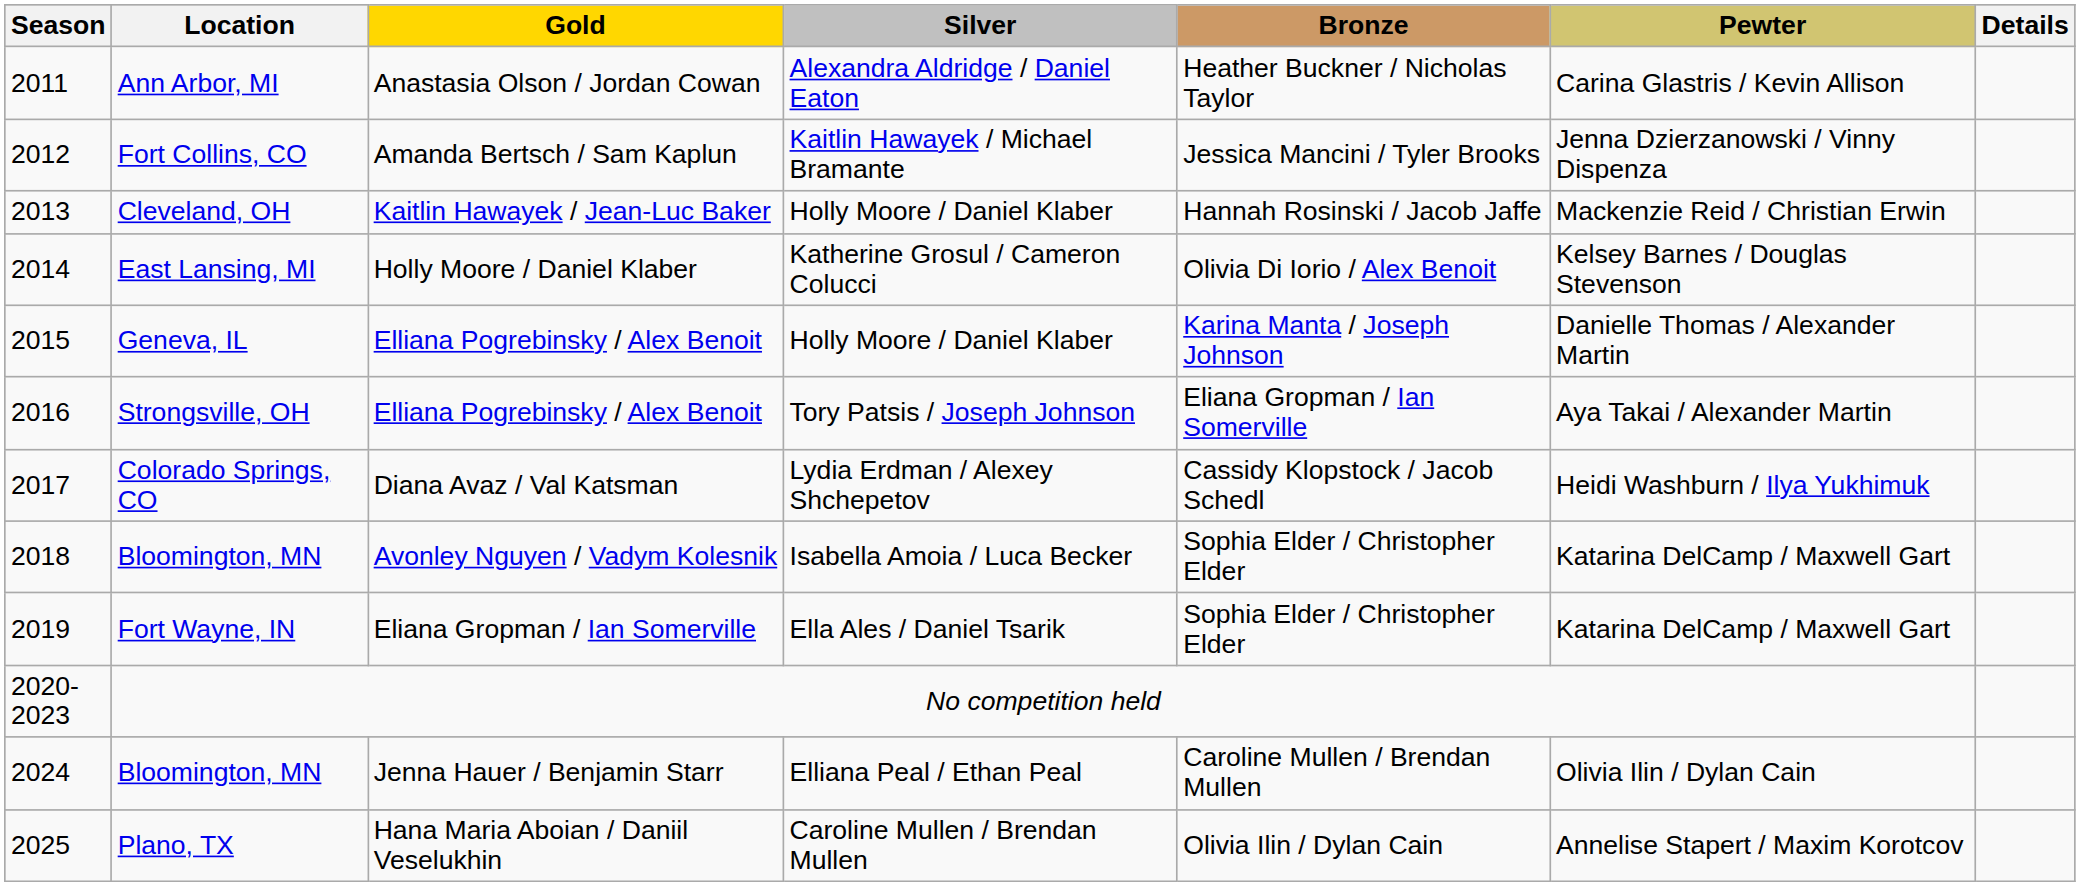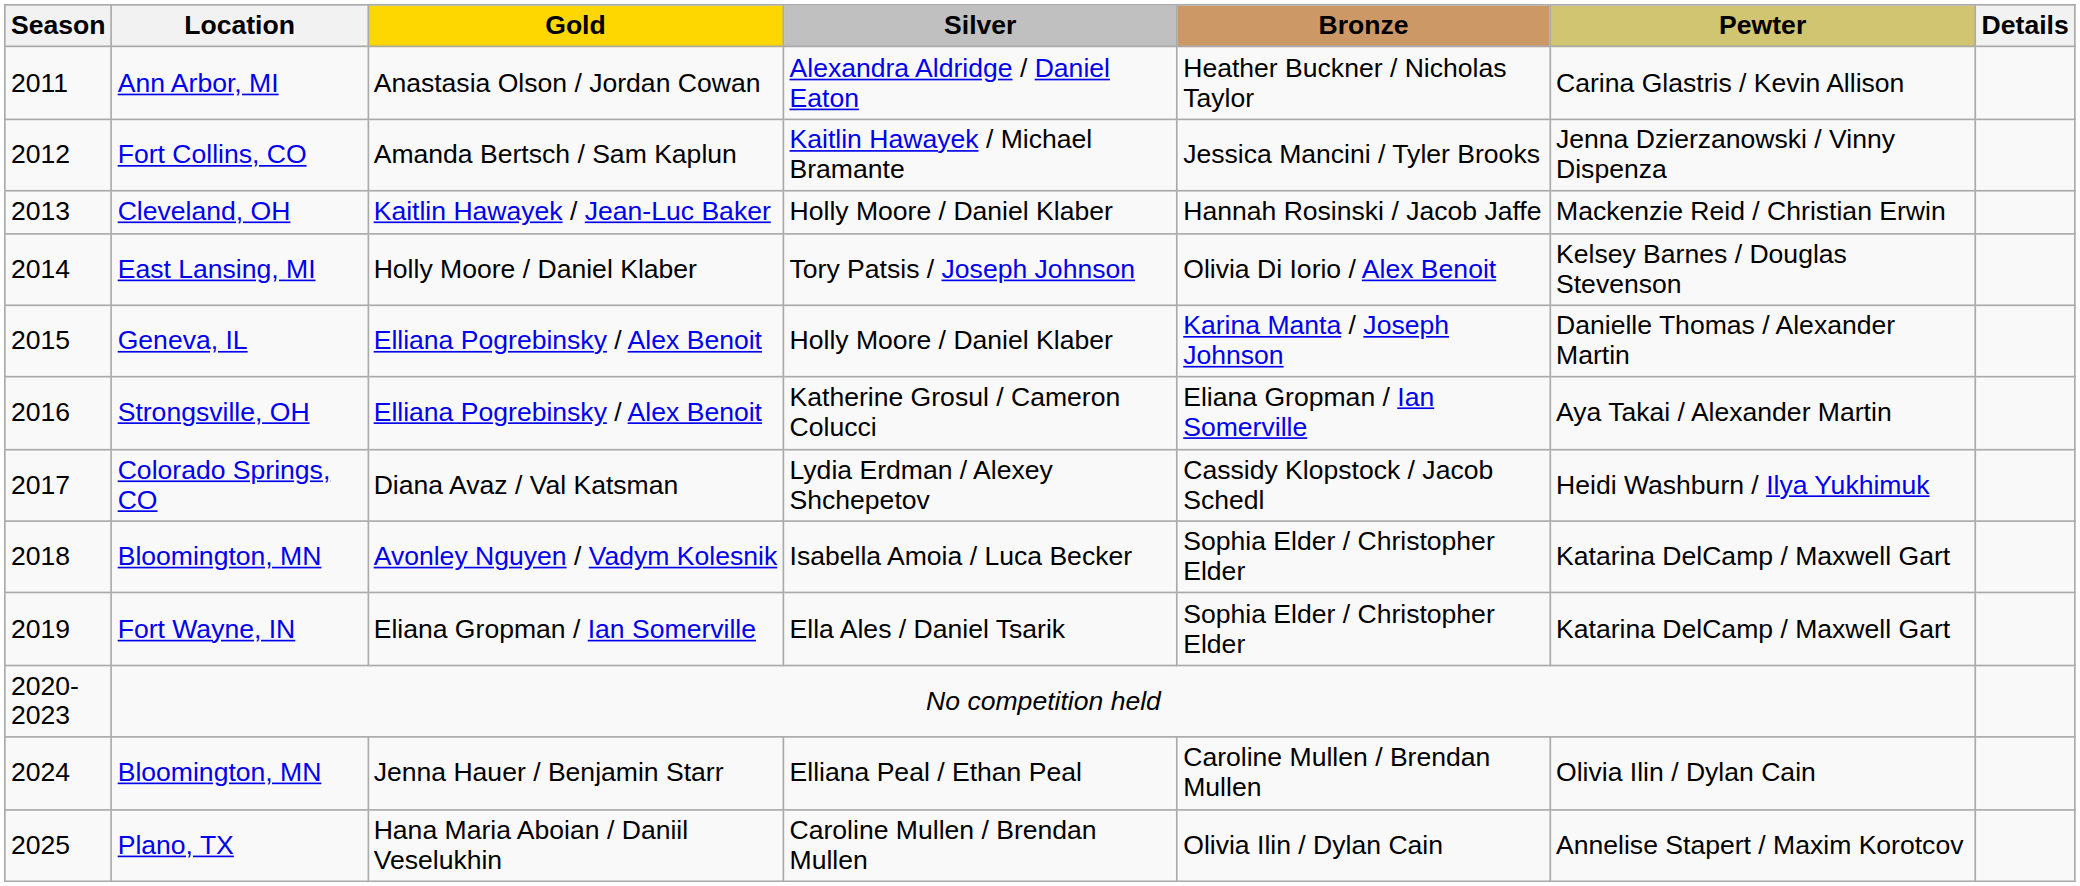(955, 268) Katherine Grosul / Cameron Colucci -> (962, 268) Tory Patsis / Joseph Johnson
(962, 412) Tory Patsis / Joseph Johnson -> (955, 412) Katherine Grosul / Cameron Colucci
